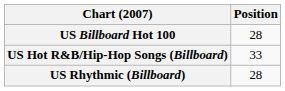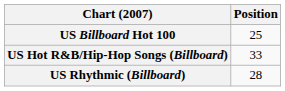(256, 34) 28 -> (256, 34) 25
